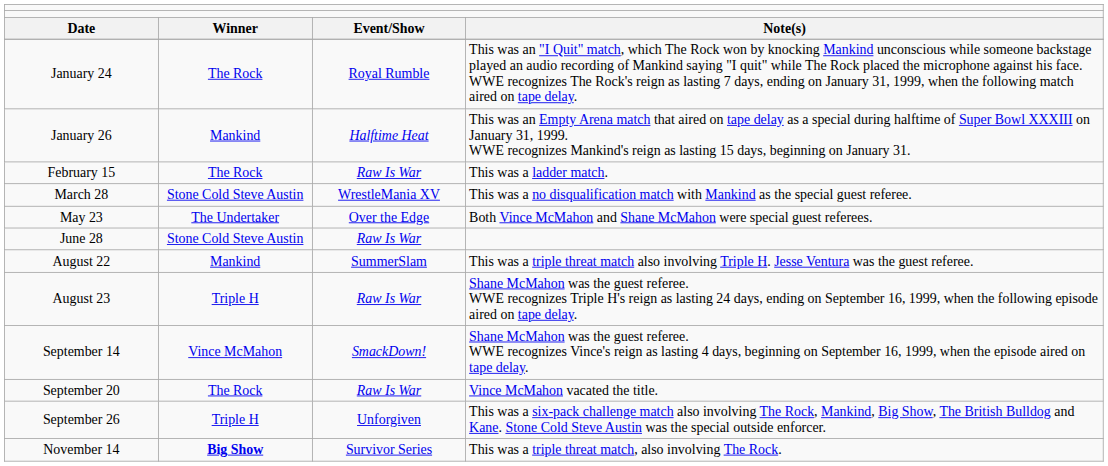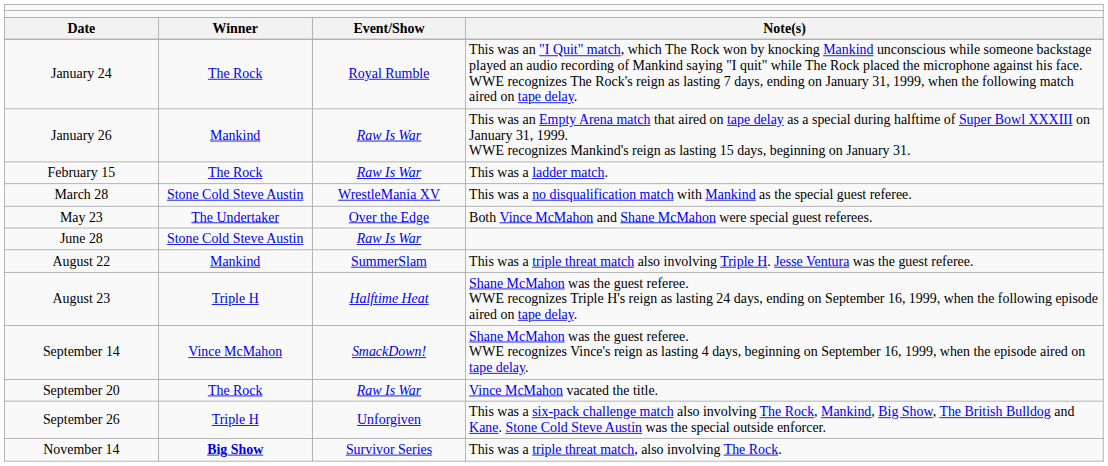(389, 135) Halftime Heat -> (389, 135) Raw Is War
(389, 298) Raw Is War -> (389, 298) Halftime Heat
